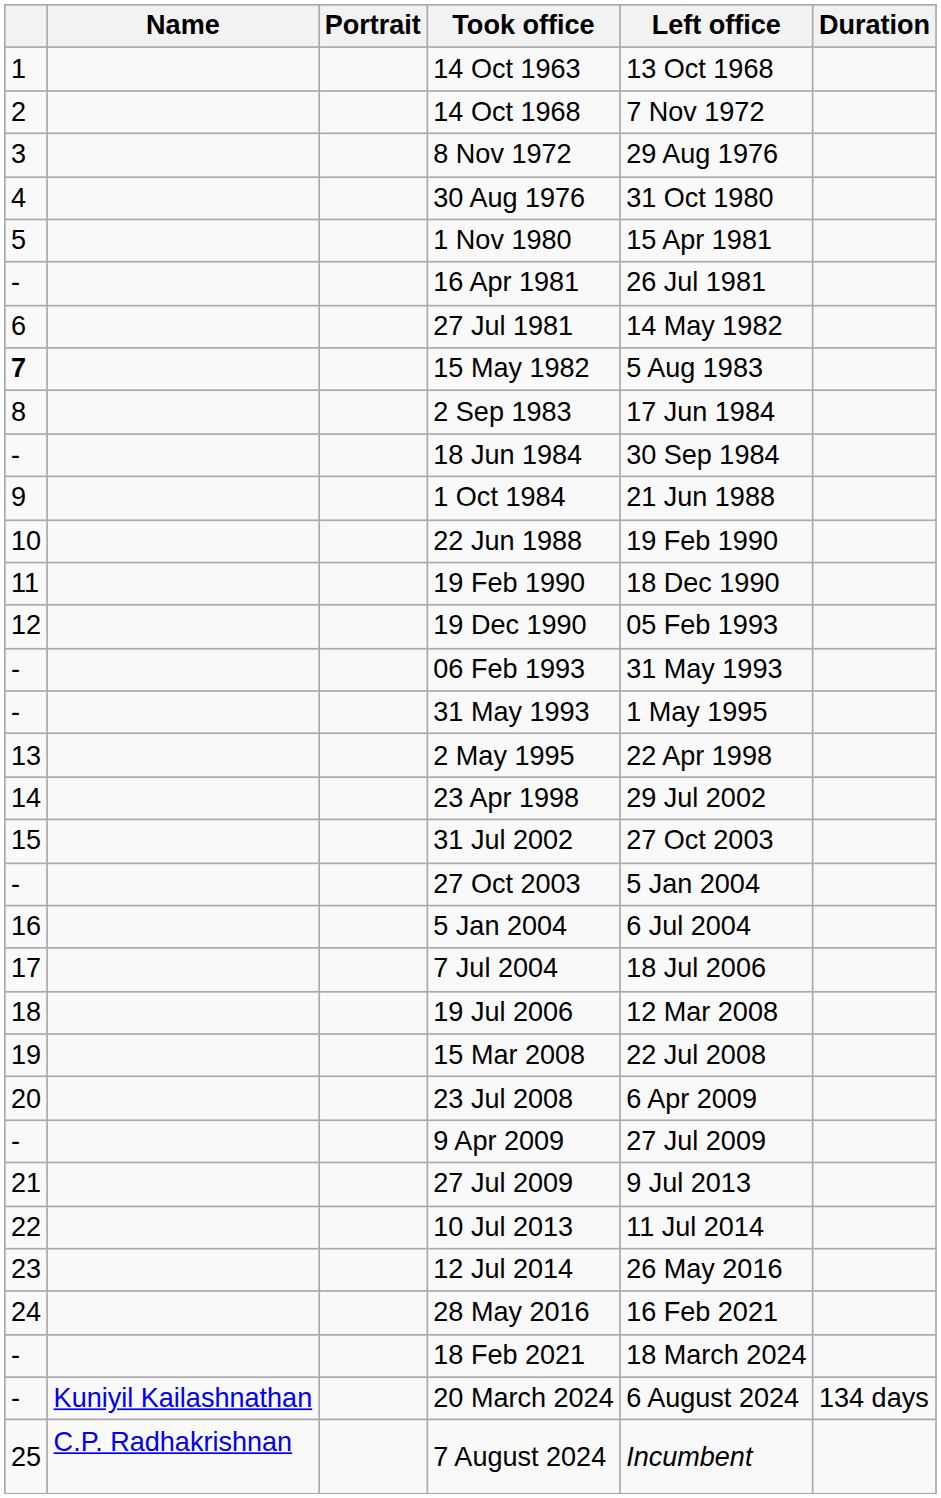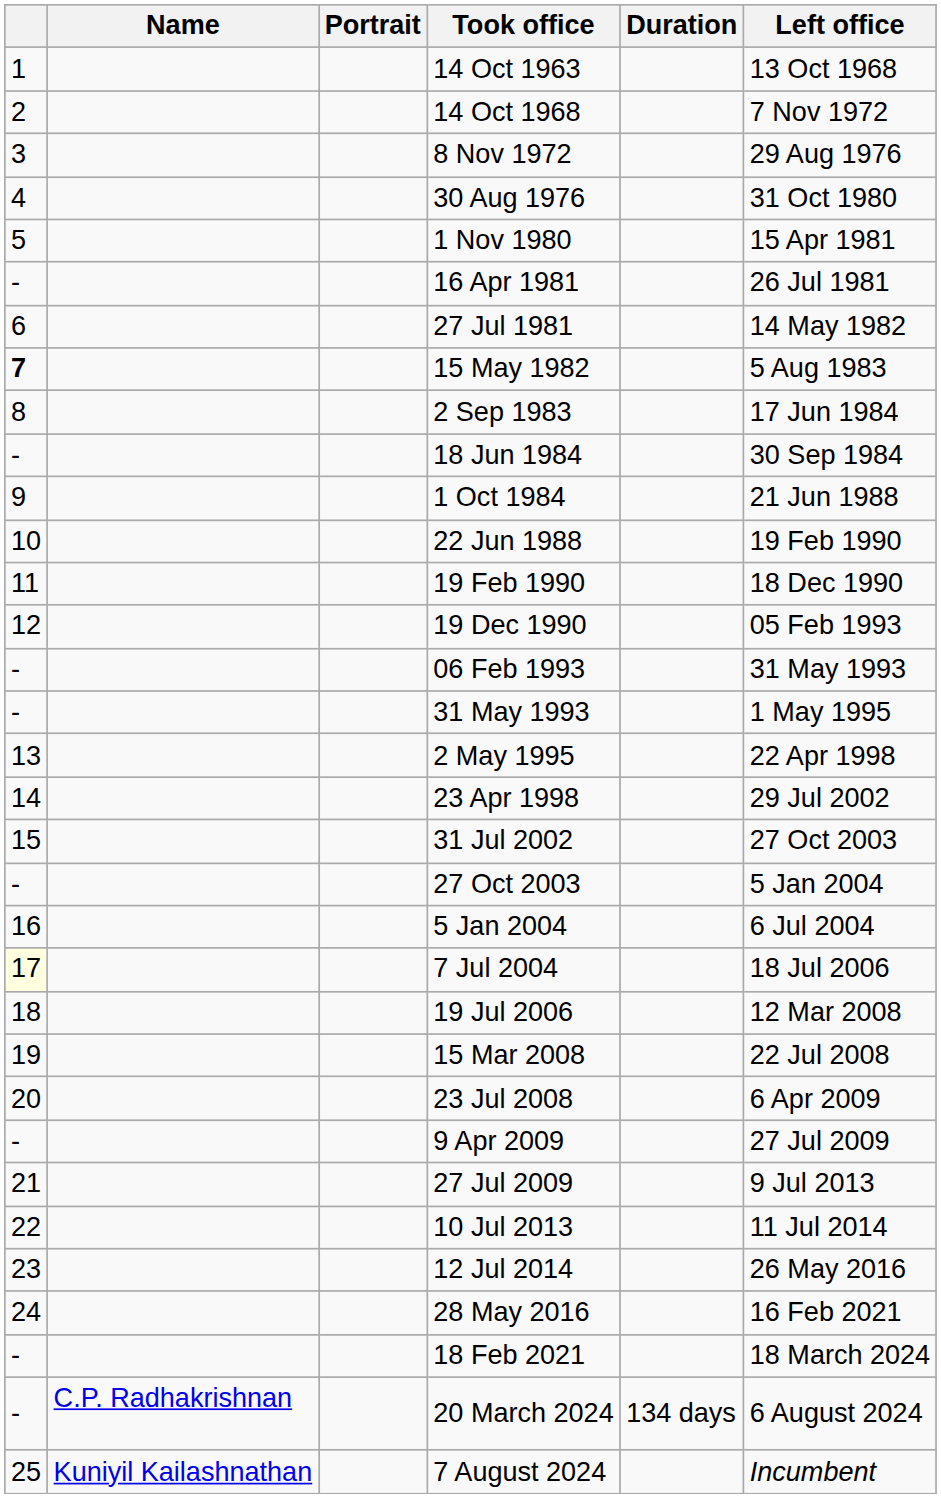columns swapped: (716, 25) <-> (875, 25)
(26, 969) no background -> (26, 969) lightyellow background
(183, 1398) Kuniyil Kailashnathan -> (173, 1398) C.P. Radhakrishnan
(173, 1441) C.P. Radhakrishnan -> (183, 1471) Kuniyil Kailashnathan
